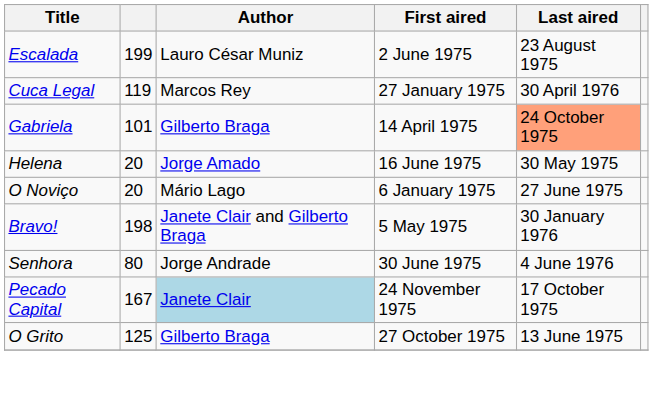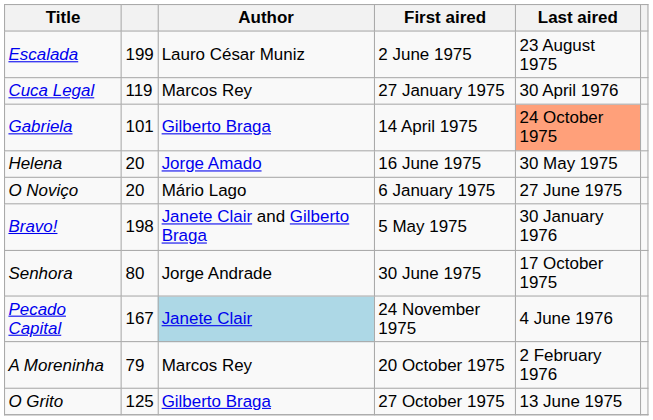(567, 263) 4 June 1976 -> (561, 273) 17 October 1975
(562, 299) 17 October 1975 -> (566, 318) 4 June 1976
+ row: (56, 364)
